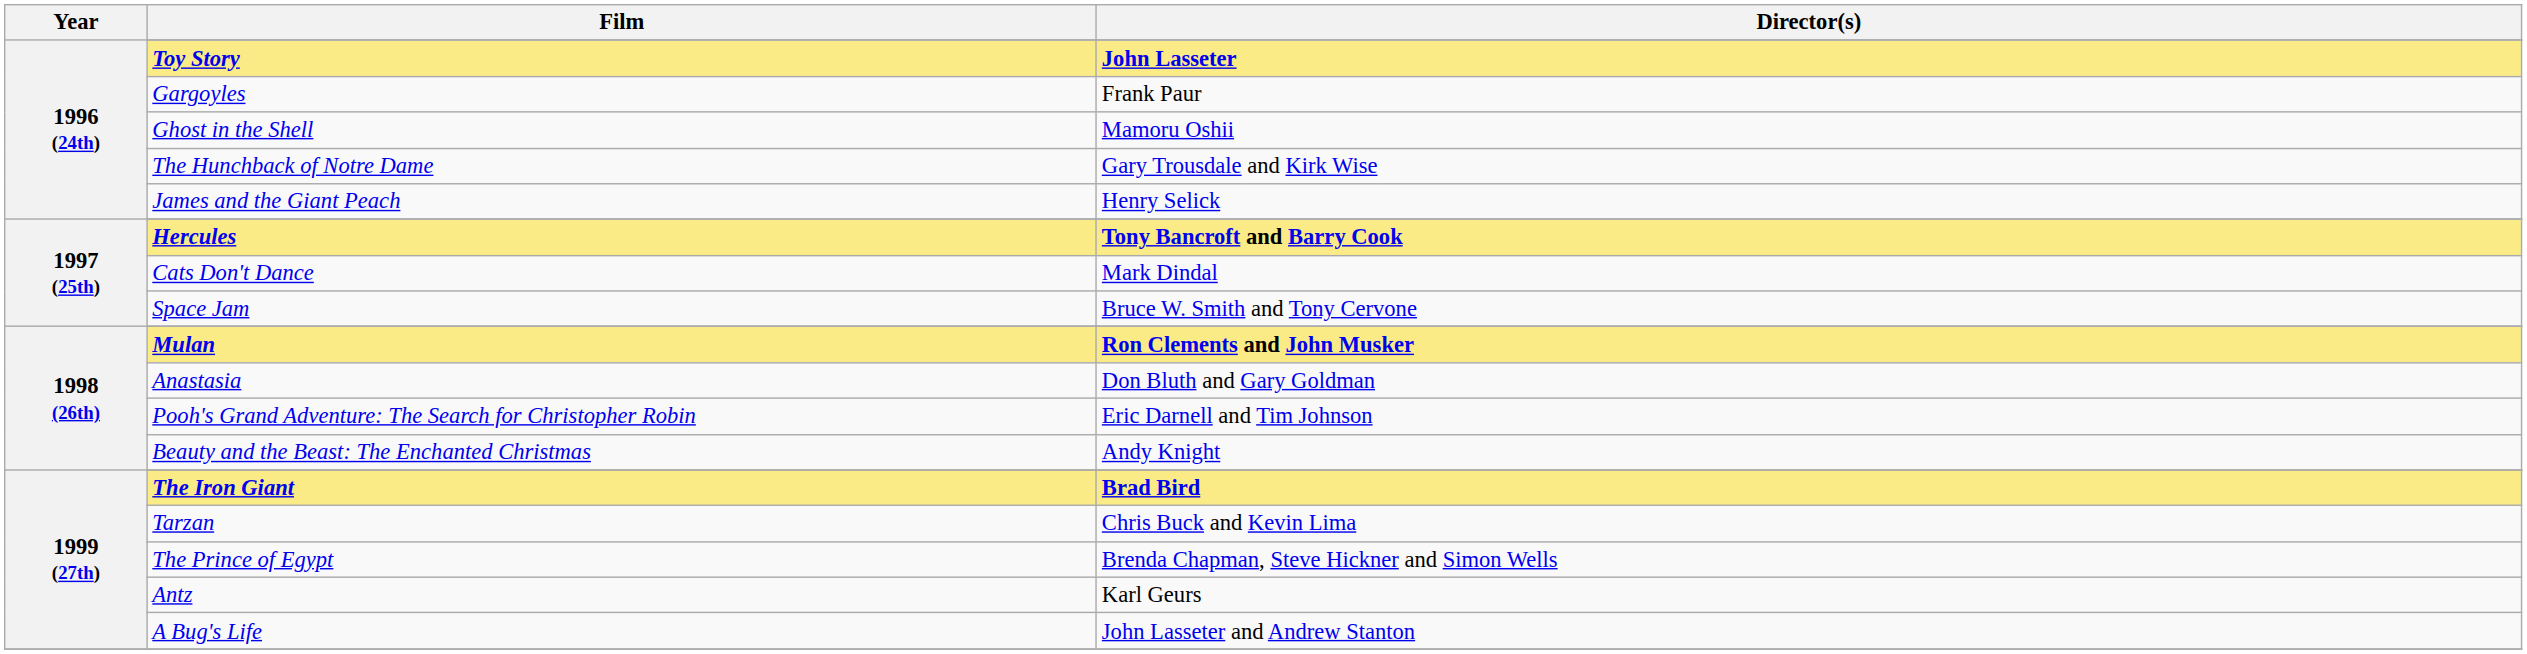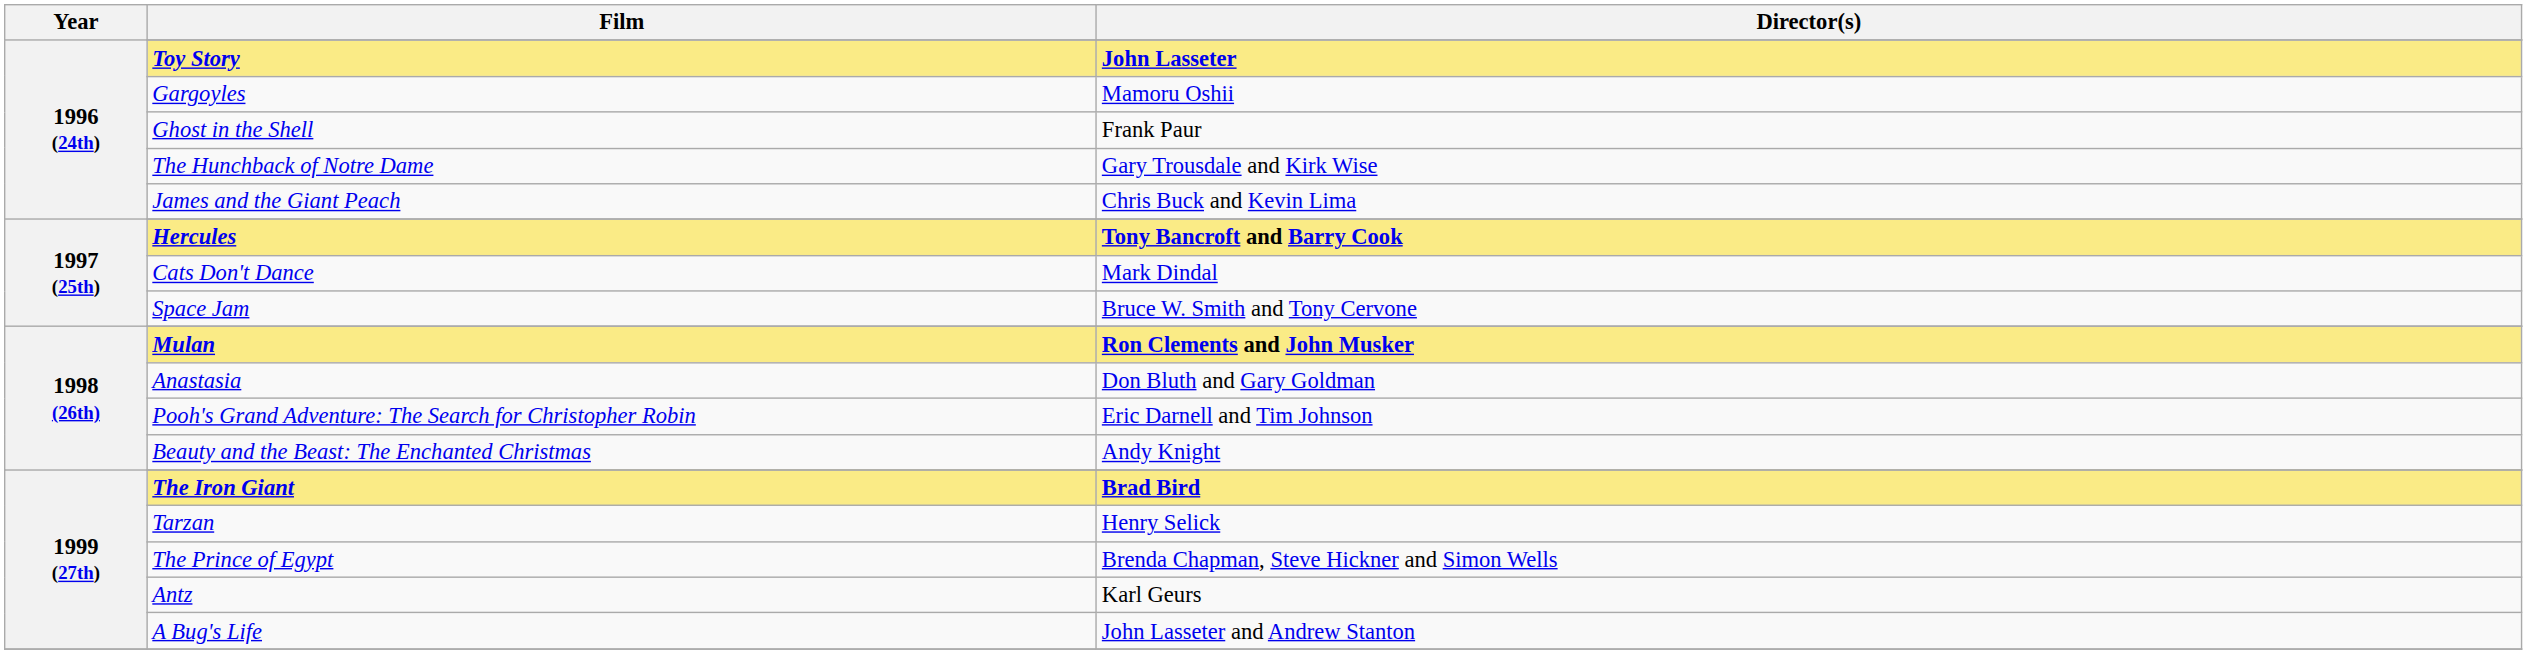(1152, 93) Frank Paur -> (1168, 93) Mamoru Oshii
(1168, 129) Mamoru Oshii -> (1152, 129) Frank Paur
(1161, 201) Henry Selick -> (1229, 201) Chris Buck and Kevin Lima
(1229, 523) Chris Buck and Kevin Lima -> (1161, 523) Henry Selick
